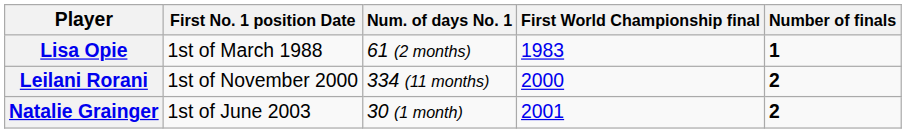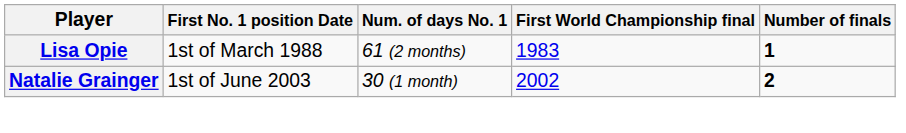- row: (84, 81)
(543, 111) 2001 -> (538, 81) 2002
